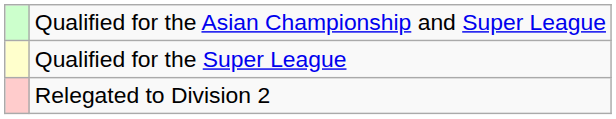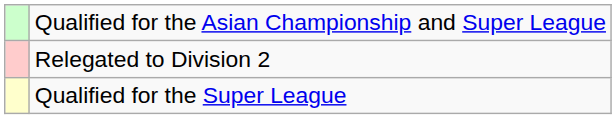rows swapped: (191, 58) <-> (152, 95)
